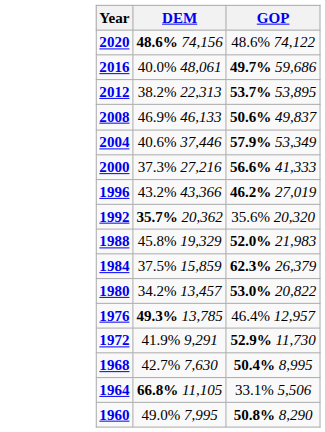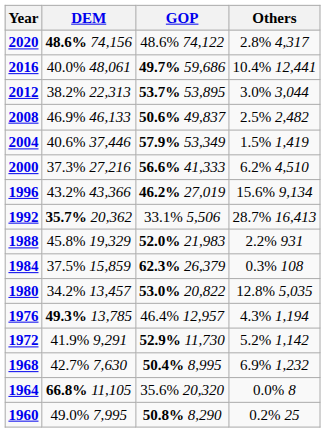+ column: (274, 17)
(273, 216) 35.6% 20,320 -> (182, 216) 33.1% 5,506
(273, 390) 33.1% 5,506 -> (182, 390) 35.6% 20,320
